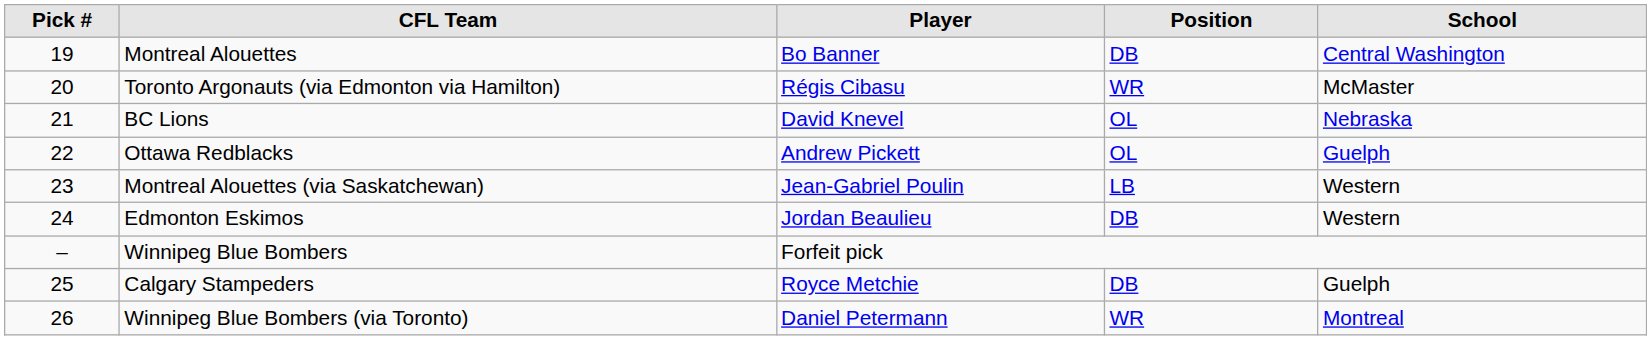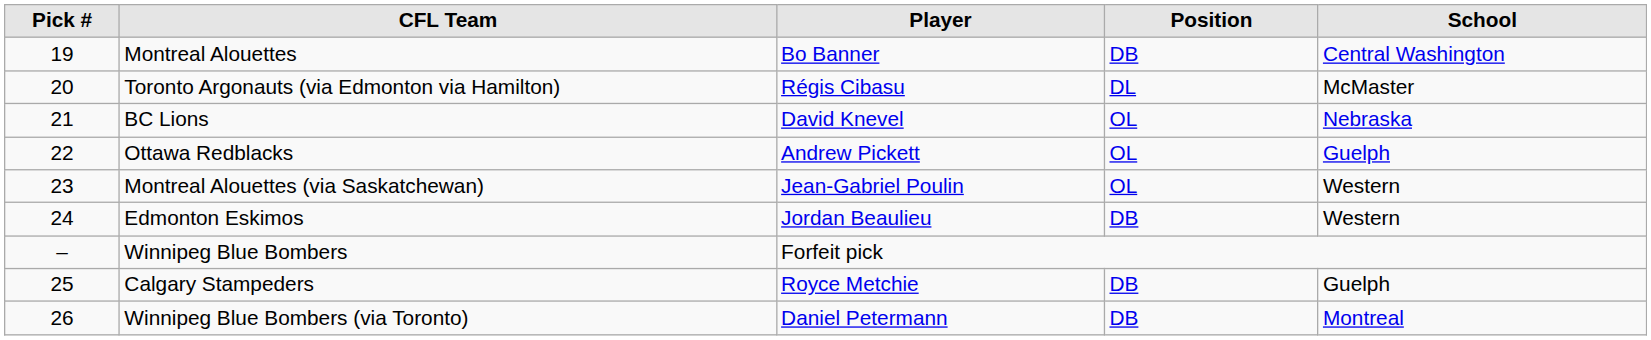(1127, 86) WR -> (1123, 86) DL
(1122, 185) LB -> (1123, 185) OL
(1127, 317) WR -> (1124, 317) DB
